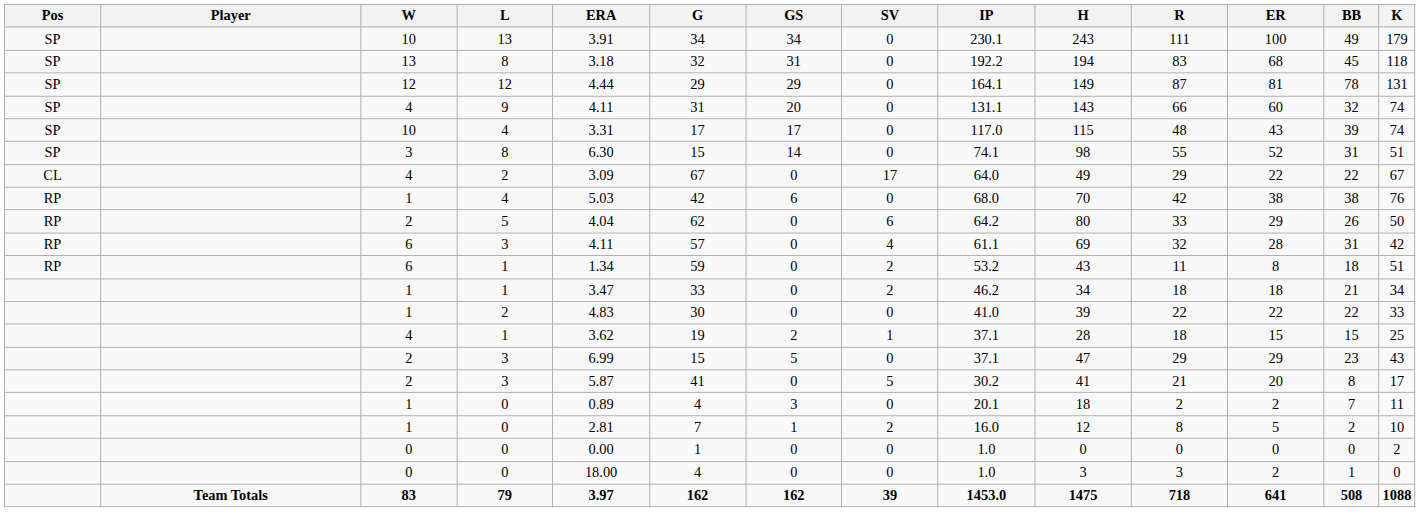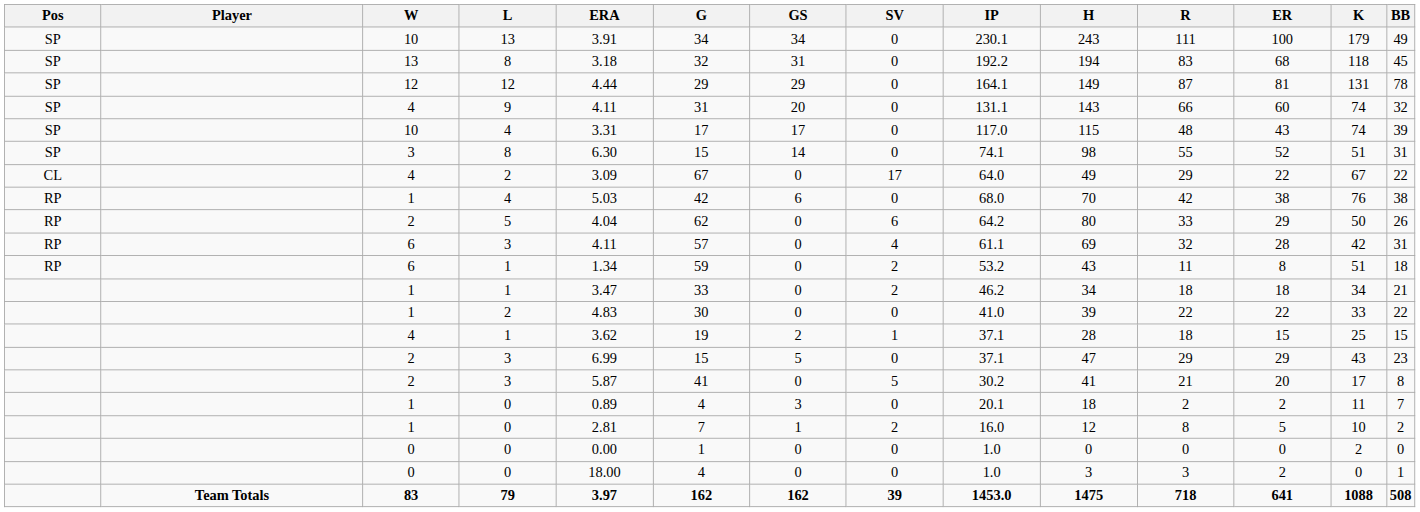columns swapped: (1351, 15) <-> (1397, 15)
